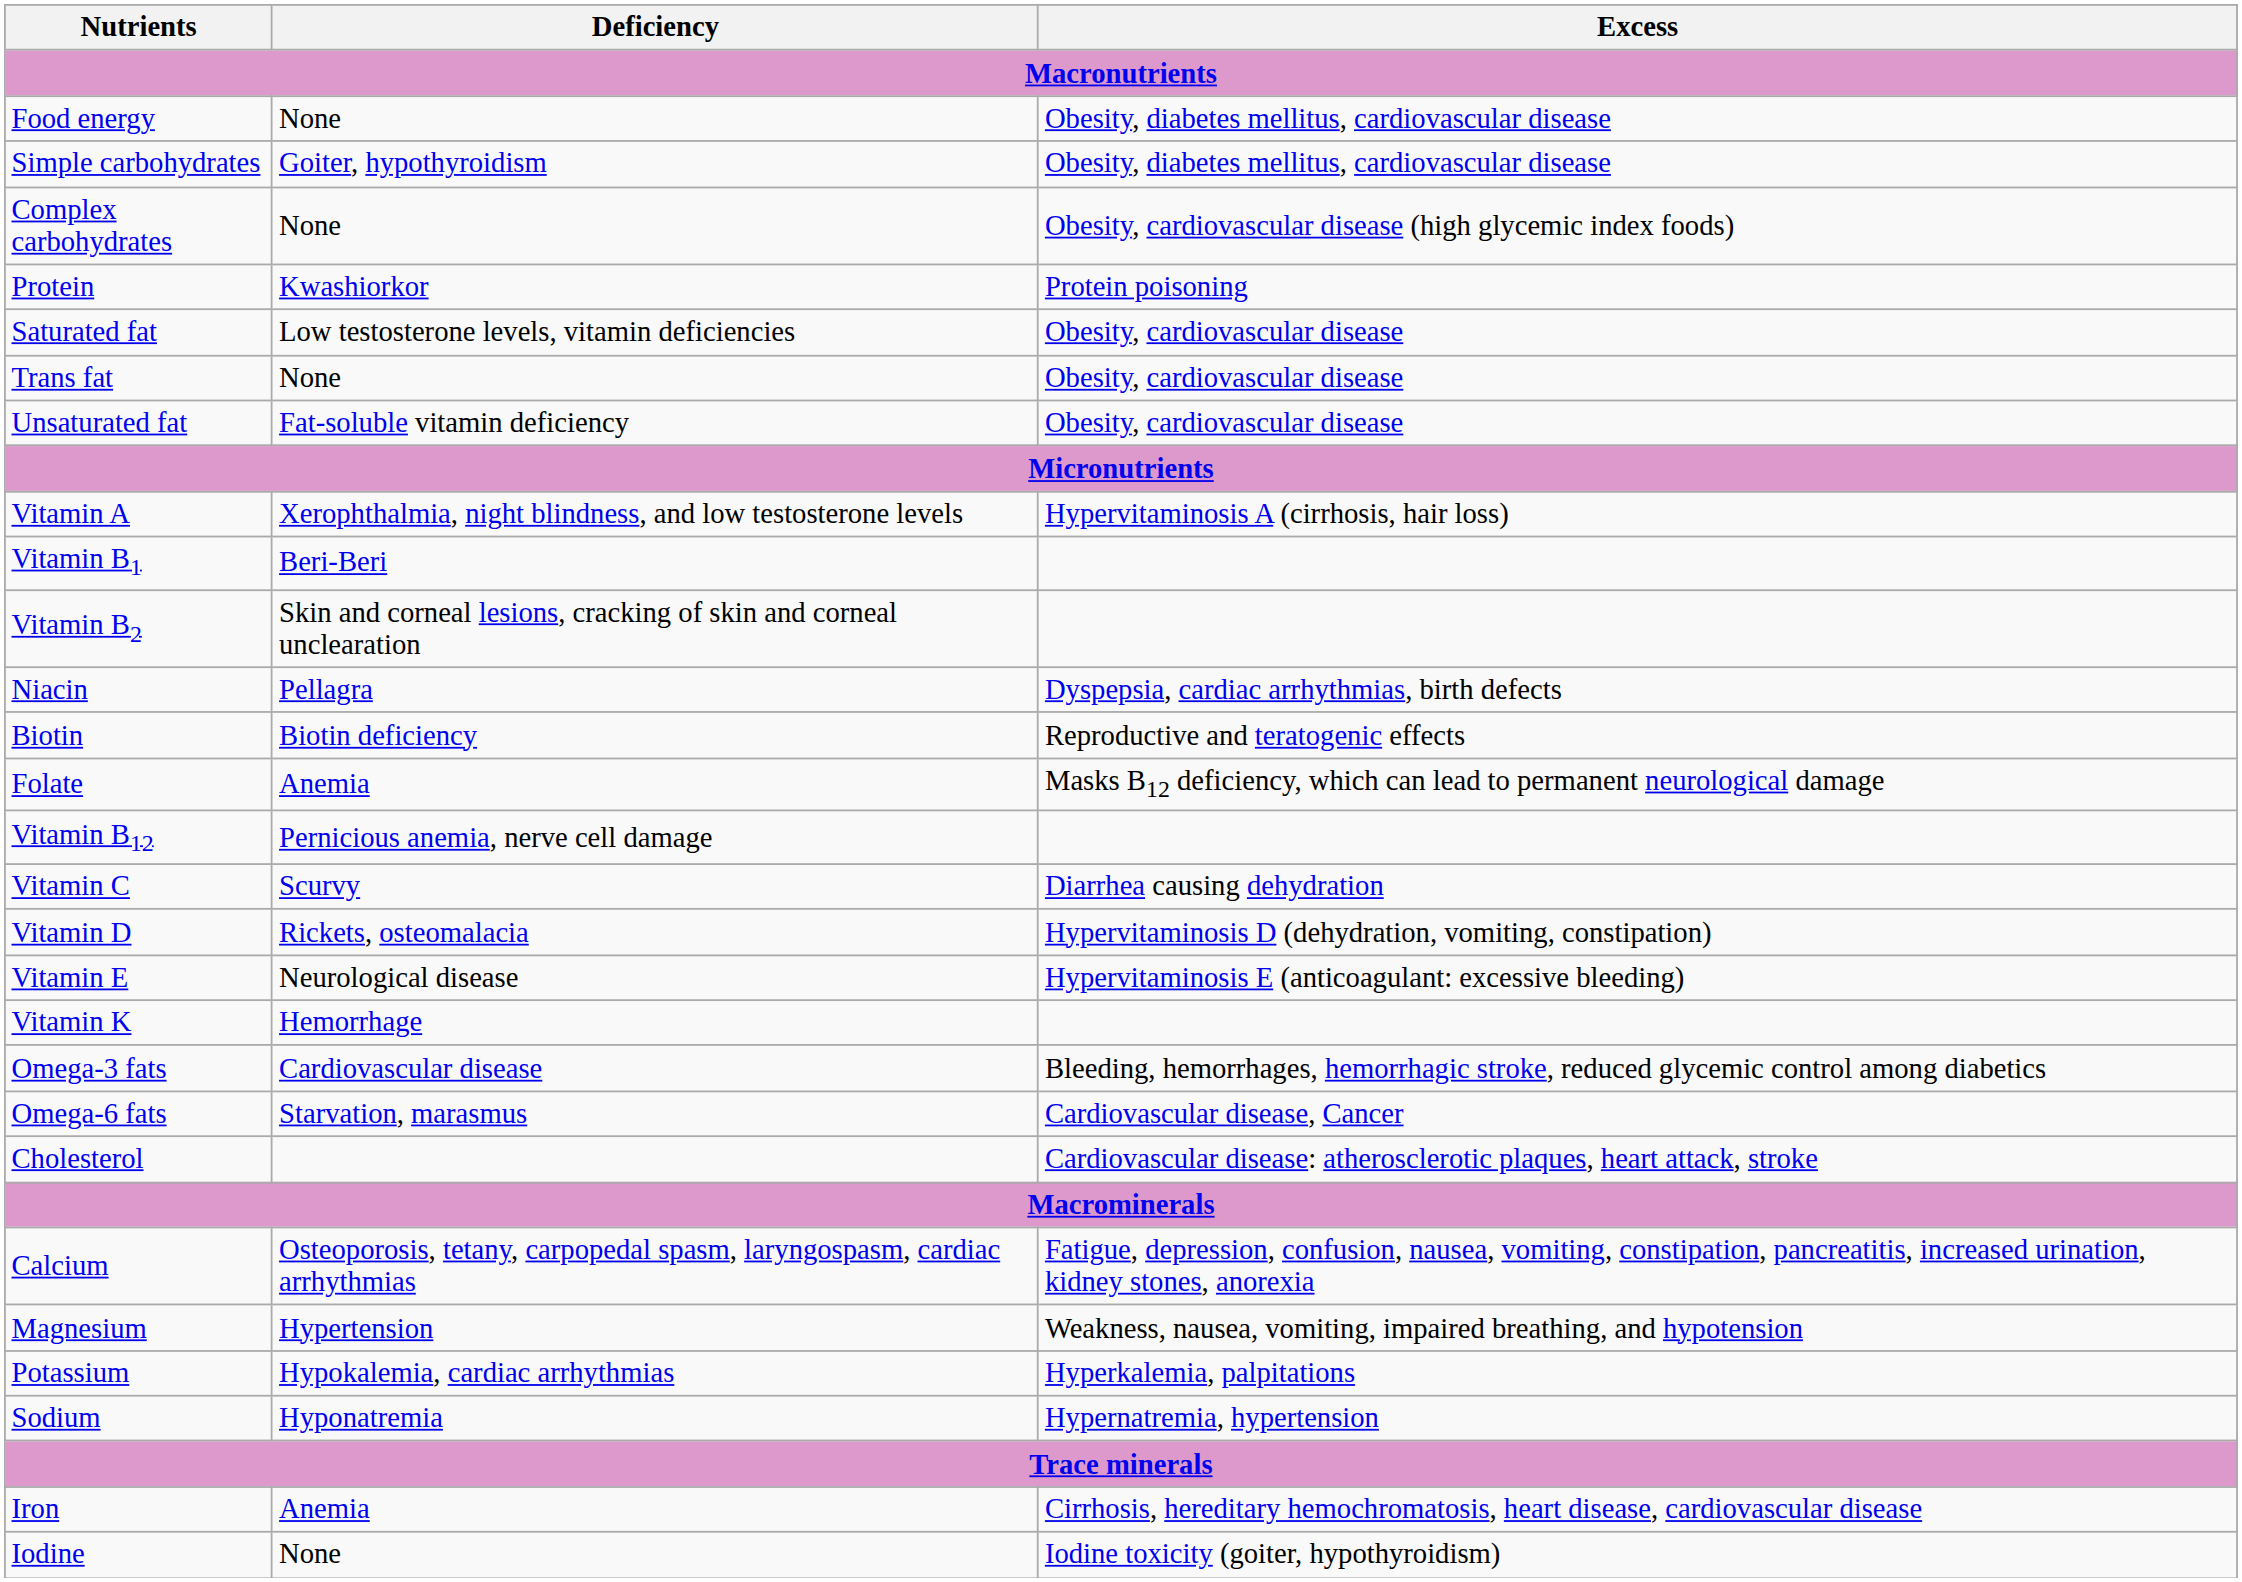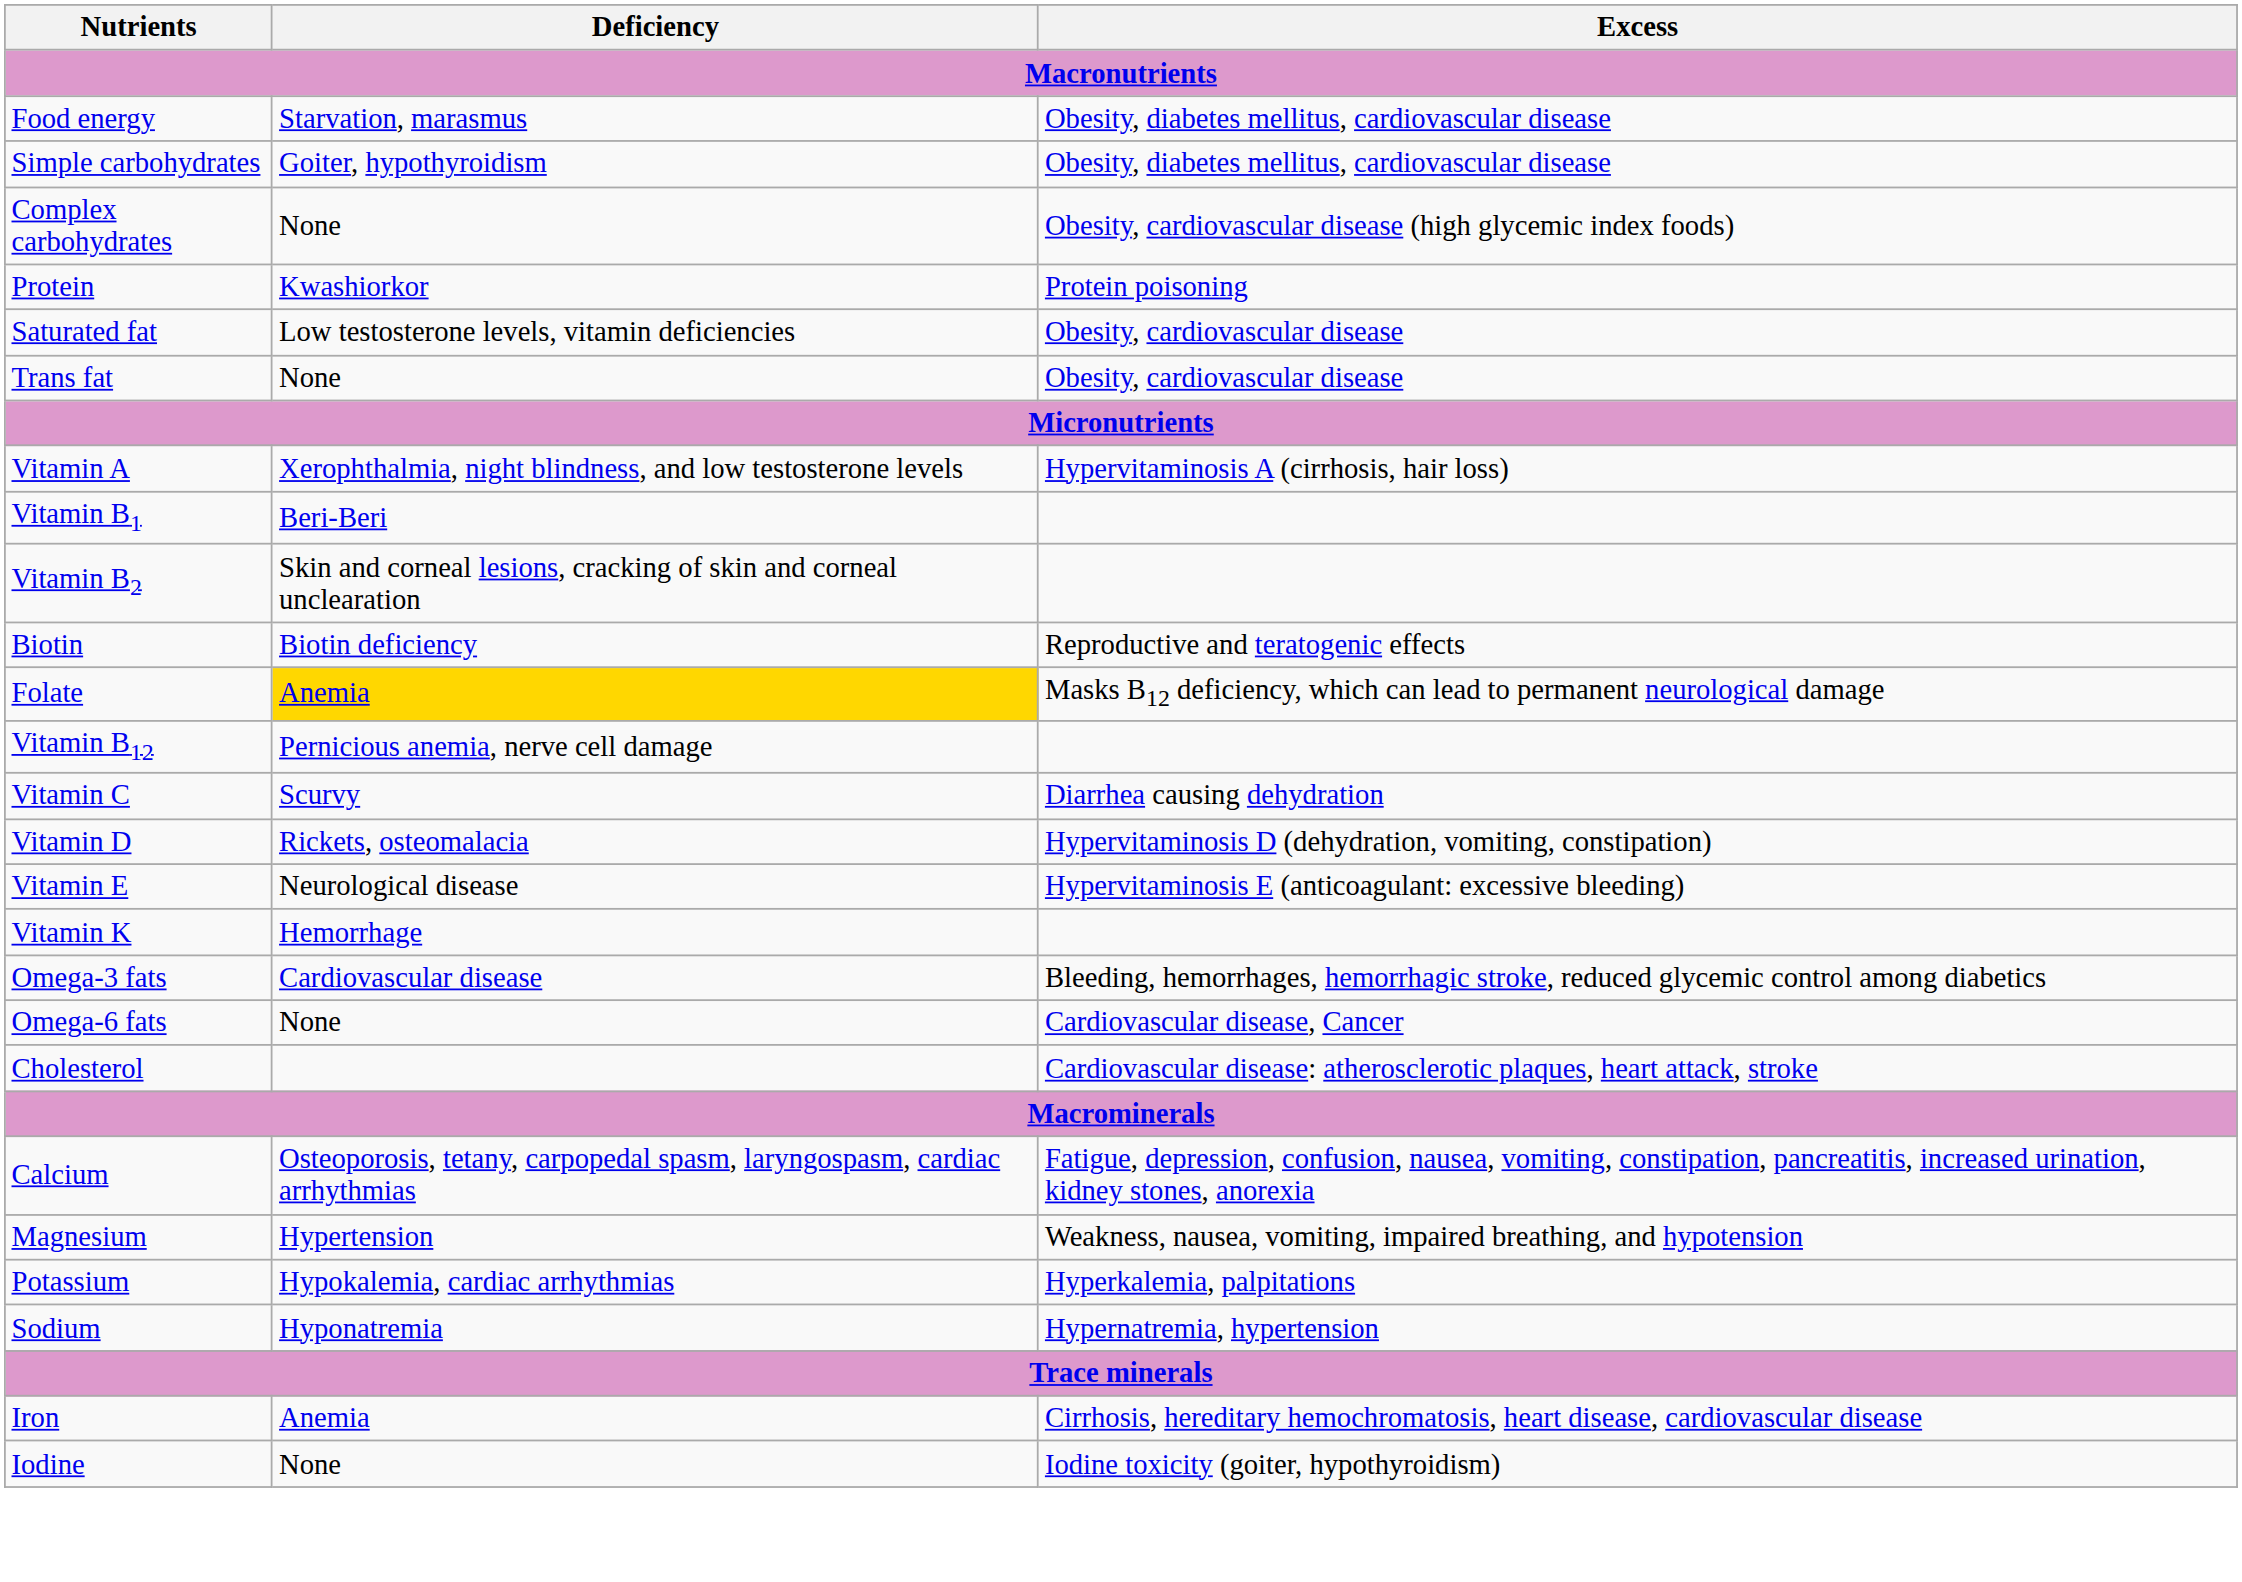(310, 118) None -> (403, 118) Starvation, marasmus
- row: (99, 422)
- row: (50, 689)
(324, 784) no background -> (324, 693) gold background
(403, 1113) Starvation, marasmus -> (310, 1022) None
